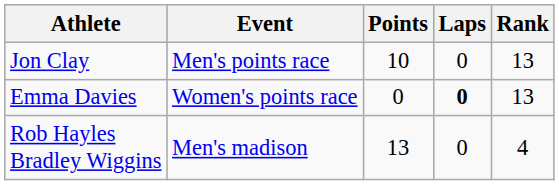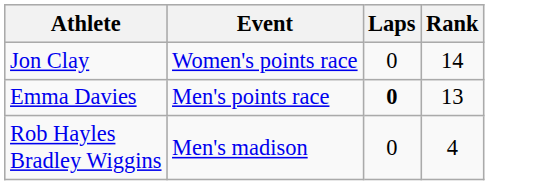- column: (398, 23)
(251, 60) Men's points race -> (265, 60) Women's points race
(523, 60) 13 -> (452, 60) 14
(265, 97) Women's points race -> (251, 97) Men's points race
